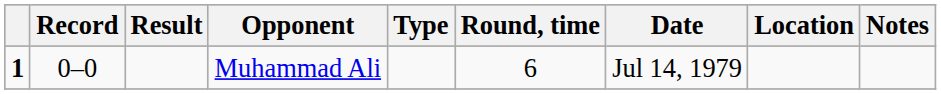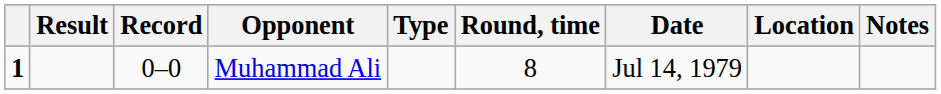columns swapped: (166, 25) <-> (77, 25)
(530, 67) 6 -> (530, 67) 8
